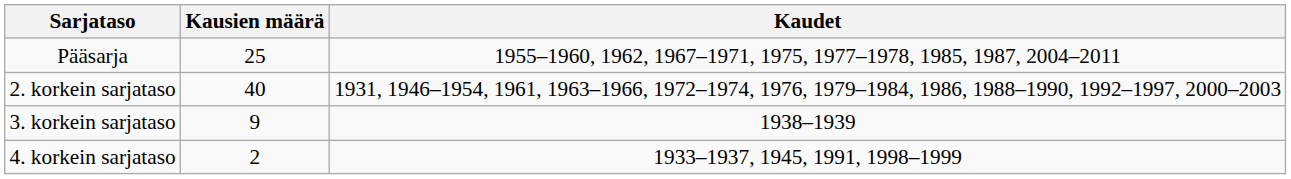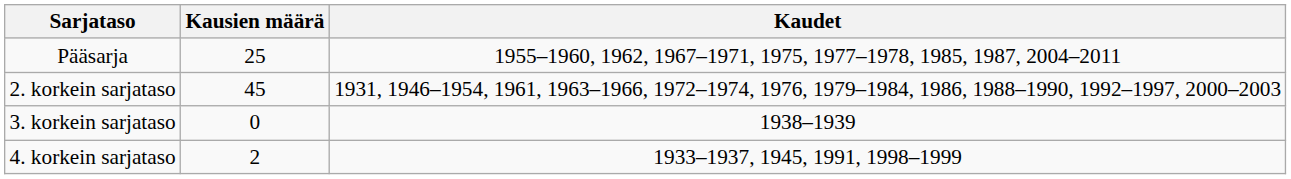(255, 88) 40 -> (255, 88) 45
(255, 122) 9 -> (255, 122) 0
